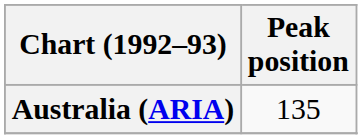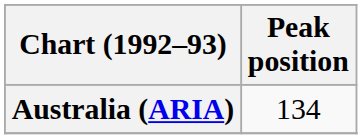(298, 108) 135 -> (298, 108) 134
